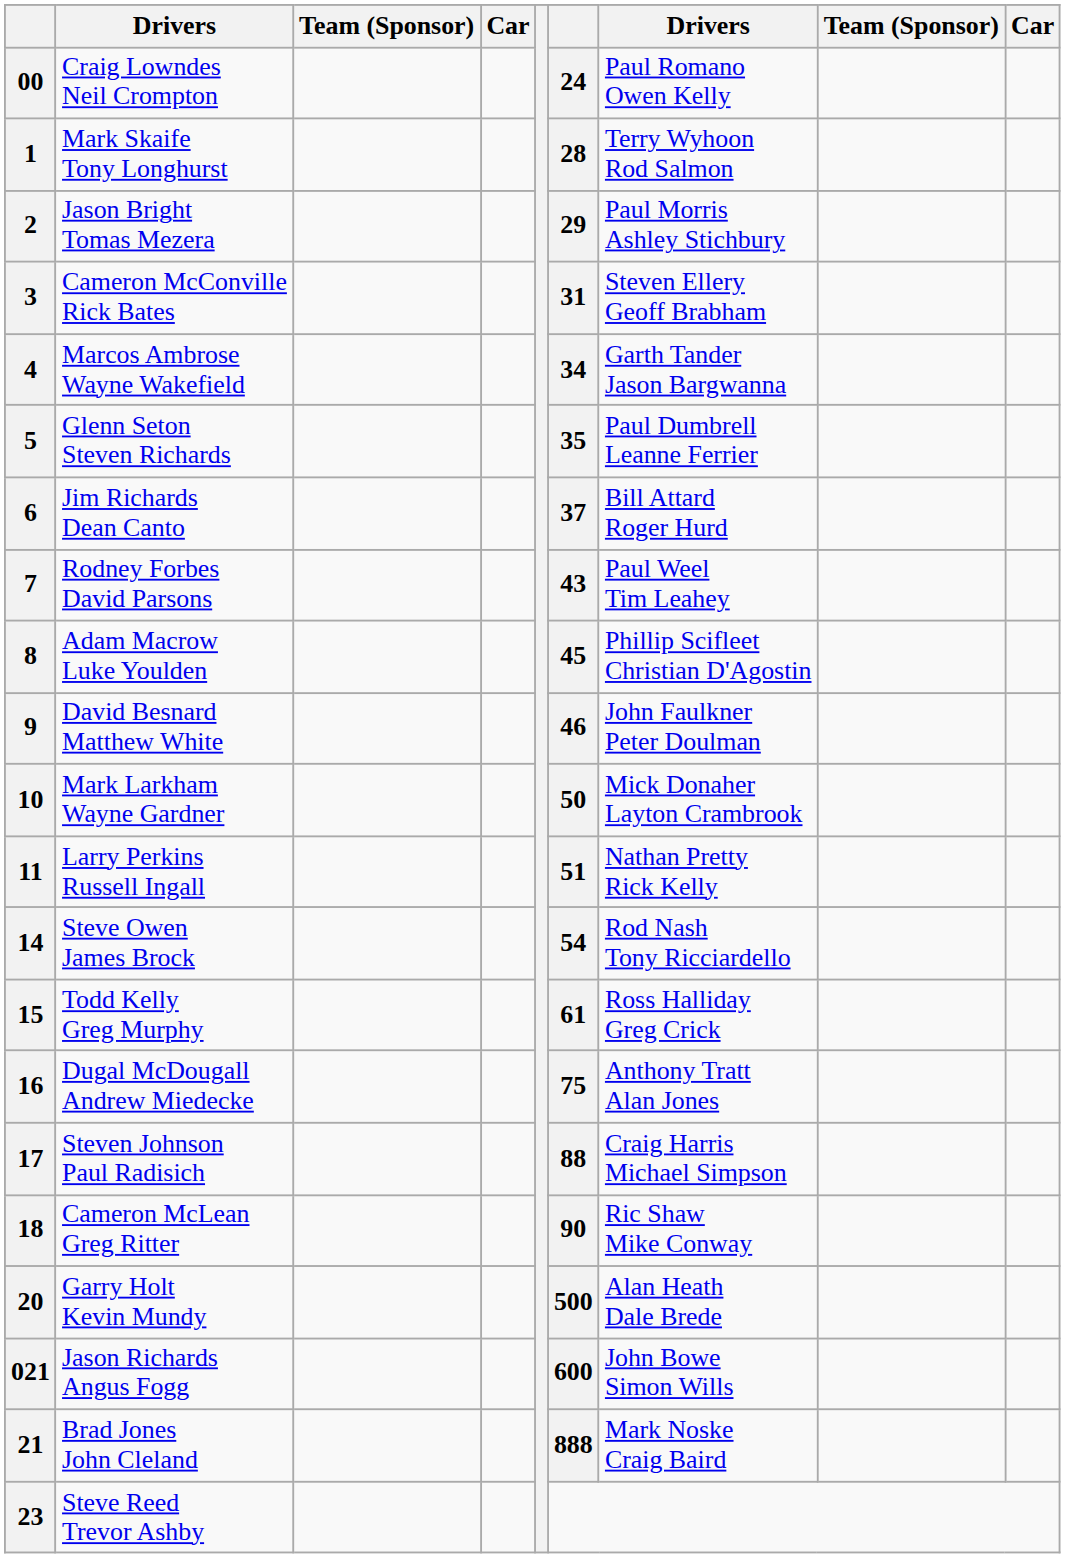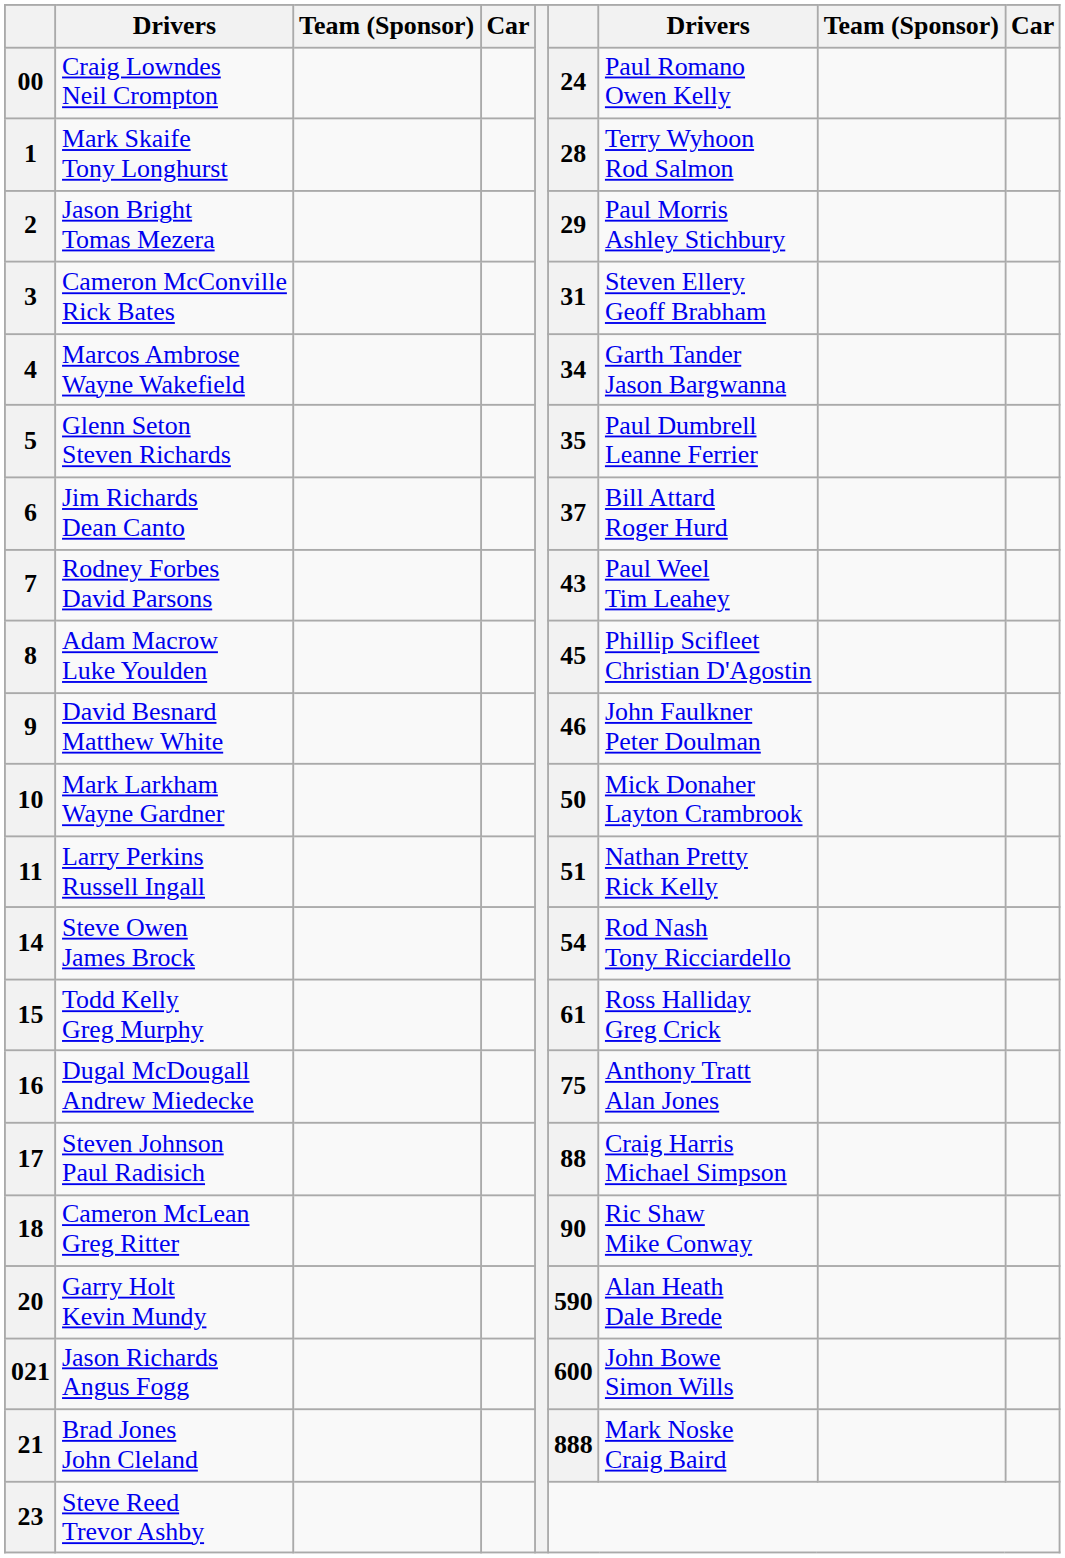(573, 1301) 500 -> (573, 1301) 590
